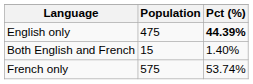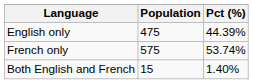(226, 32) bold -> (226, 32) normal
rows swapped: (38, 69) <-> (71, 50)
